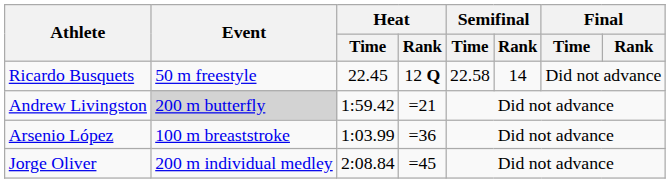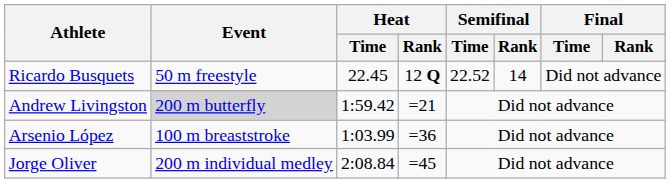(470, 76) 22.58 -> (470, 76) 22.52
